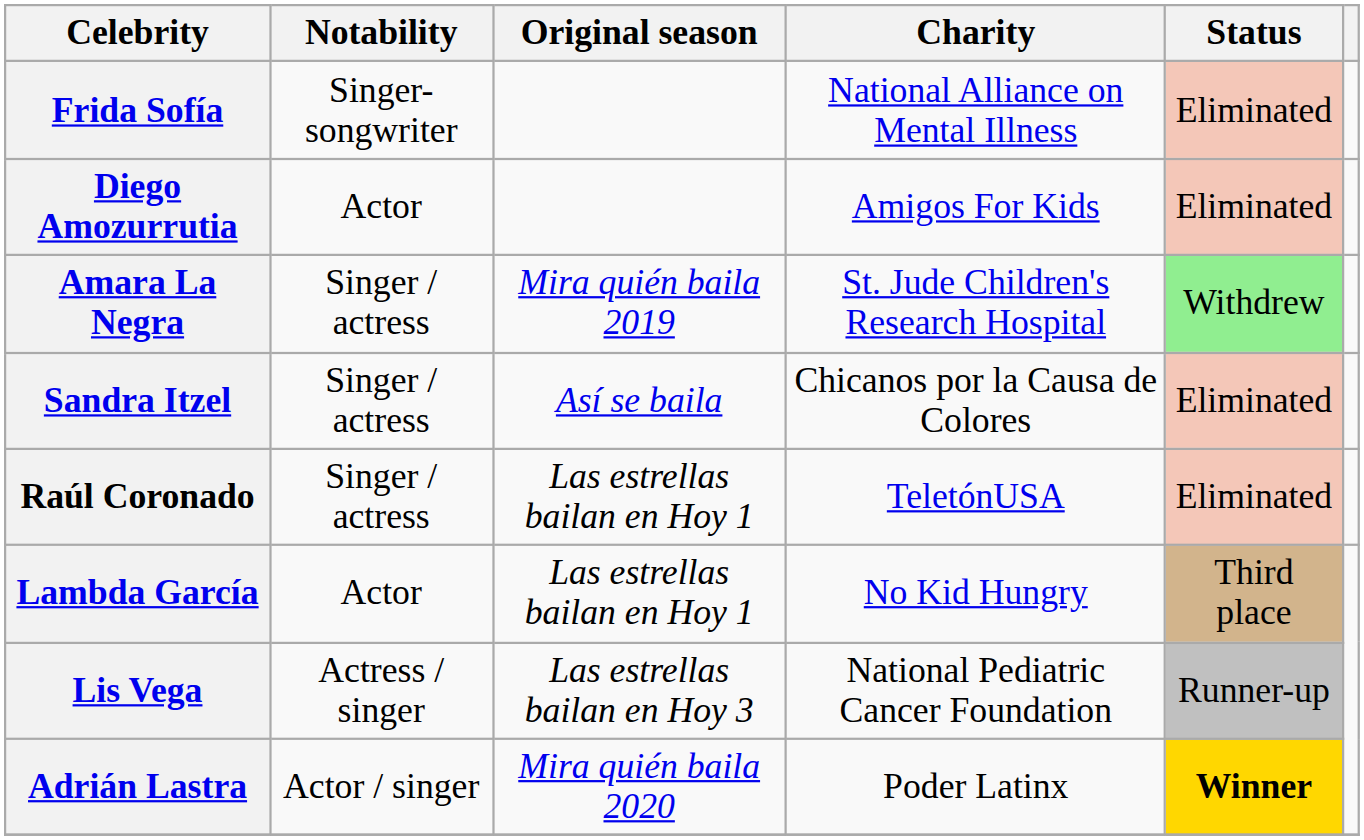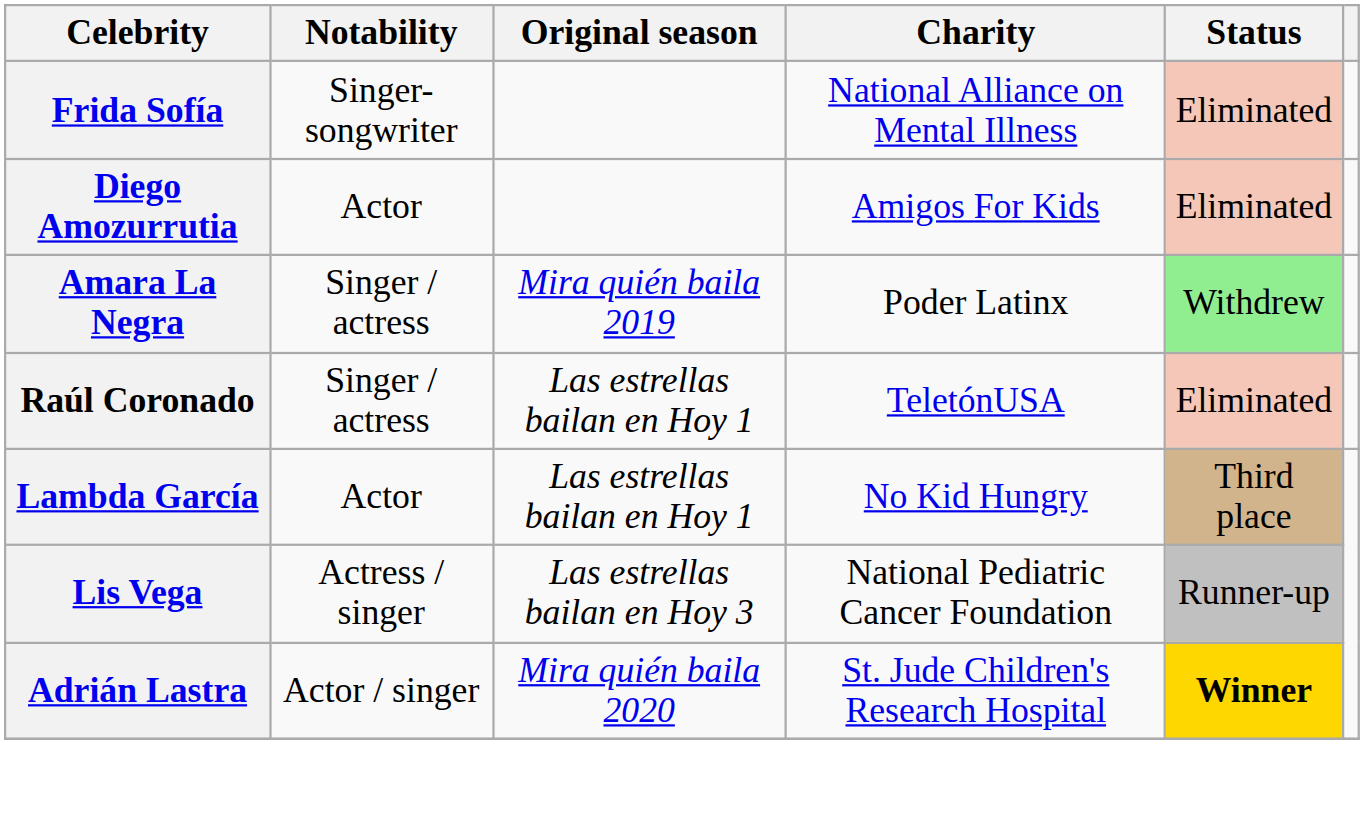(976, 302) St. Jude Children's Research Hospital -> (976, 302) Poder Latinx
- row: (138, 399)
(976, 786) Poder Latinx -> (976, 689) St. Jude Children's Research Hospital
